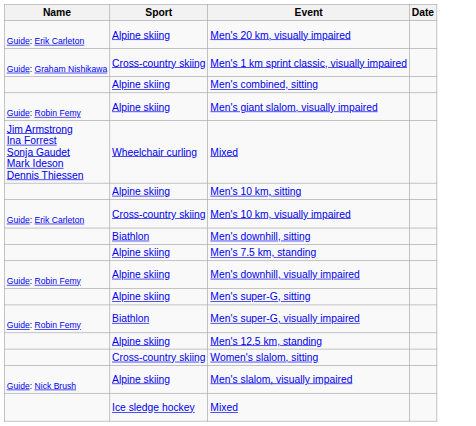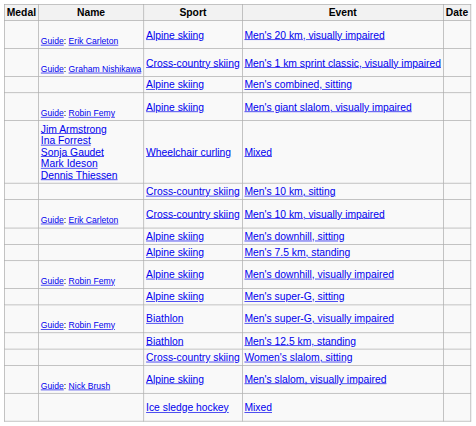+ column: (21, 13)
(141, 192) Alpine skiing -> (193, 192) Cross-country skiing
(131, 236) Biathlon -> (175, 236) Alpine skiing
(141, 341) Alpine skiing -> (165, 341) Biathlon
